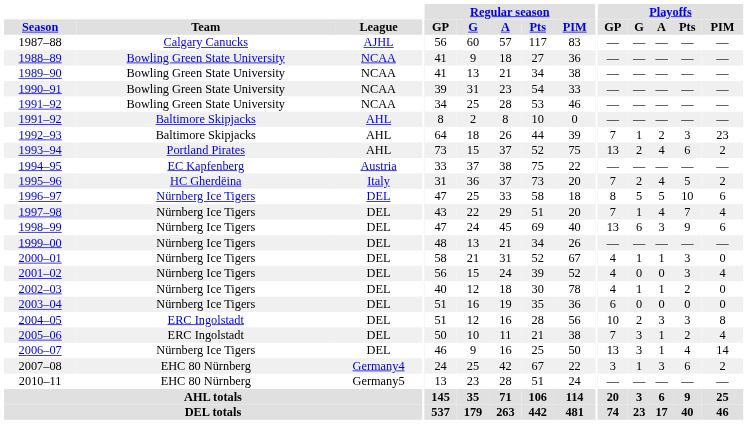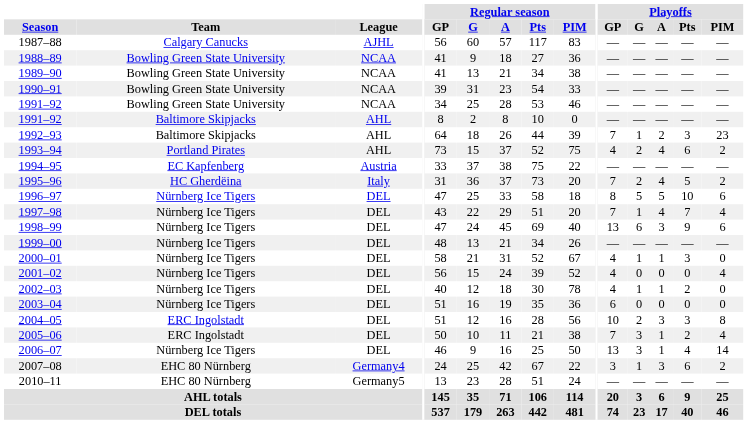(613, 150) 13 -> (613, 150) 4
(687, 273) 3 -> (687, 273) 0
